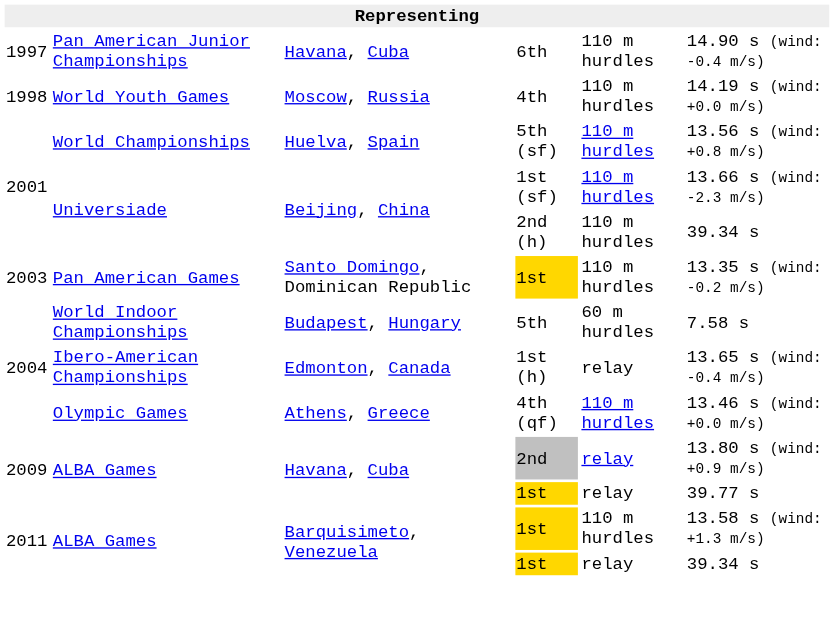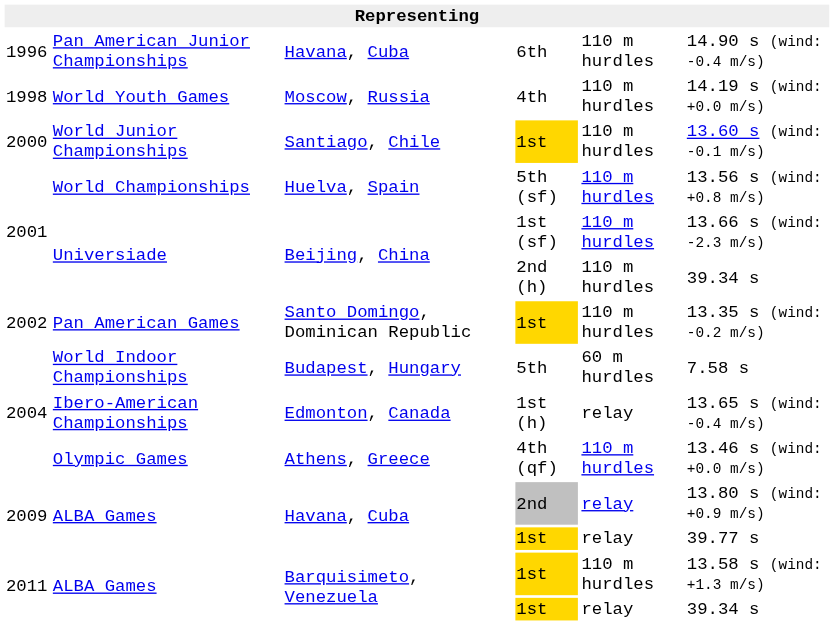(27, 51) 1997 -> (27, 51) 1996
+ row: (120, 142)
(27, 277) 2003 -> (27, 323) 2002
